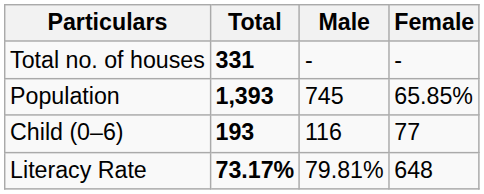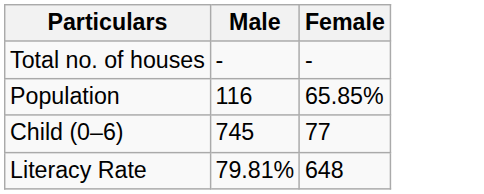- column: (255, 22)
(324, 96) 745 -> (234, 96) 116
(323, 133) 116 -> (235, 133) 745
